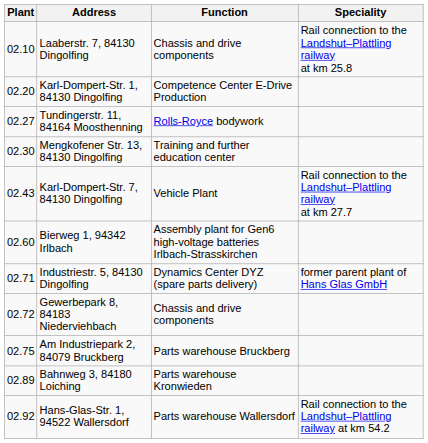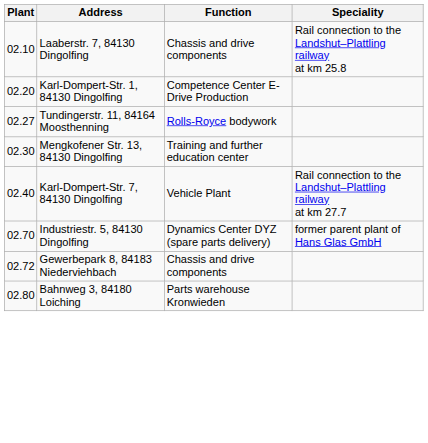(21, 193) 02.43 -> (21, 193) 02.40
- row: (83, 242)
(21, 278) 02.71 -> (21, 236) 02.70
- row: (87, 350)
(21, 380) 02.89 -> (21, 296) 02.80
- row: (84, 416)
